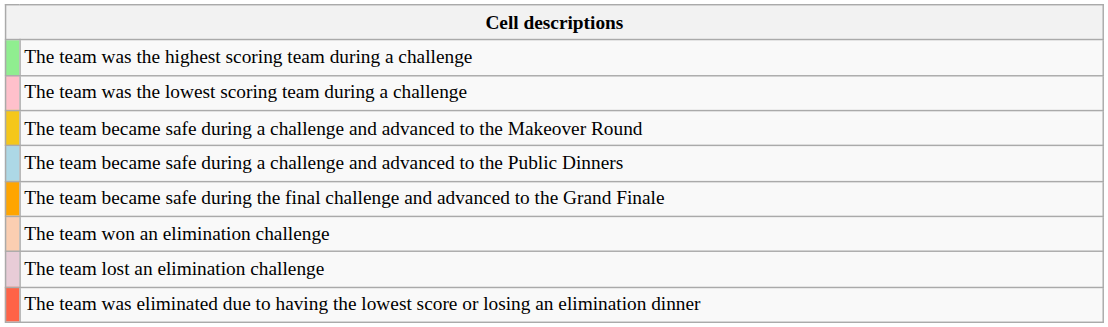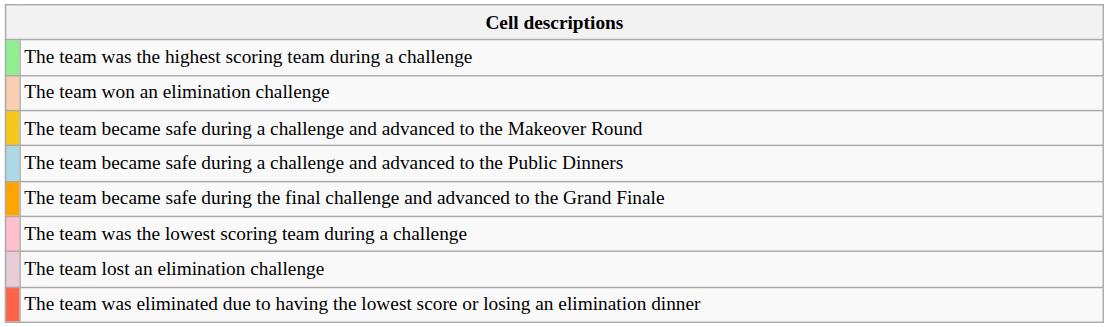rows swapped: (246, 92) <-> (177, 233)
